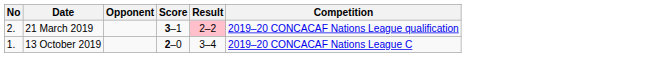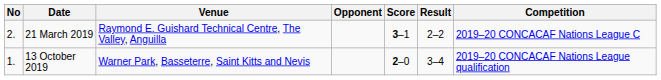+ column: (214, 12)
(208, 28) pink background -> (435, 34) no background
(343, 28) 2019–20 CONCACAF Nations League qualification -> (548, 34) 2019–20 CONCACAF Nations League C
(320, 44) 2019–20 CONCACAF Nations League C -> (543, 61) 2019–20 CONCACAF Nations League qualification
